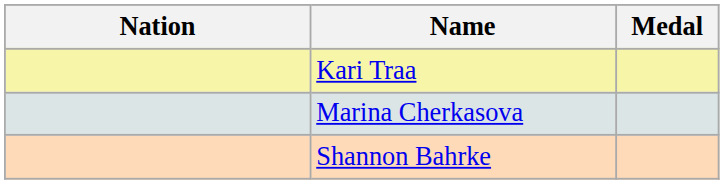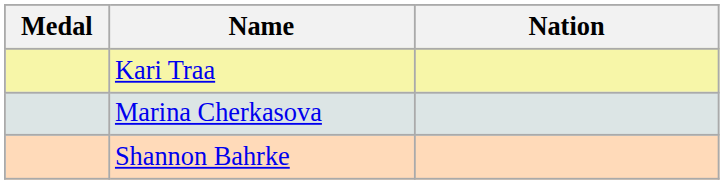columns swapped: (667, 26) <-> (157, 26)
